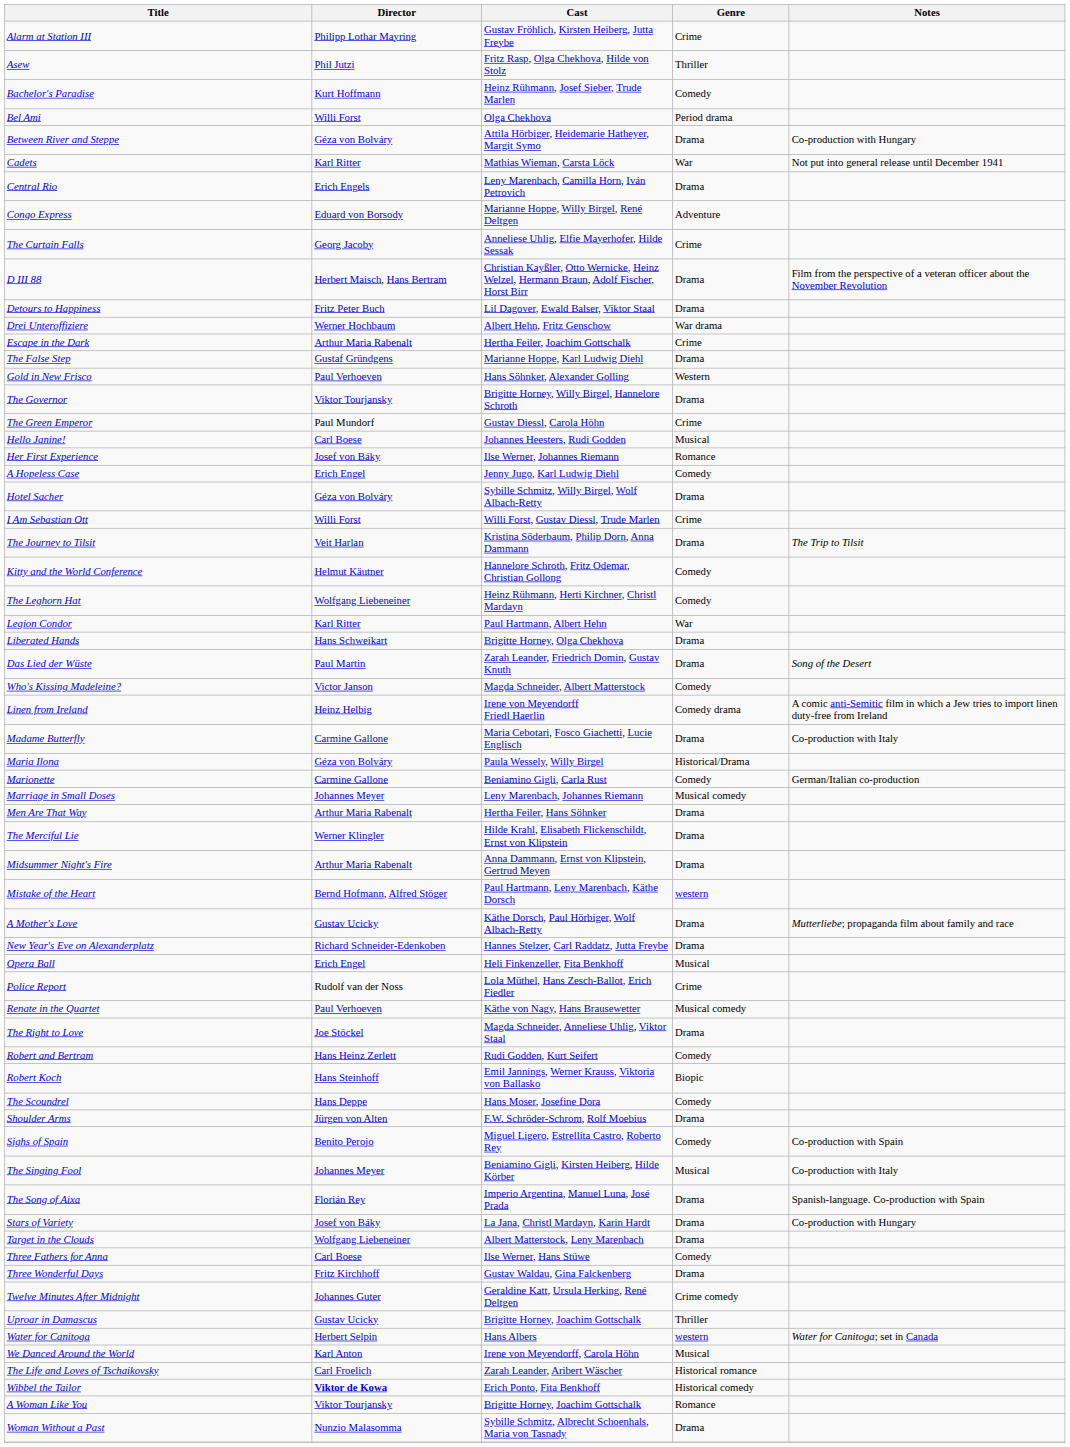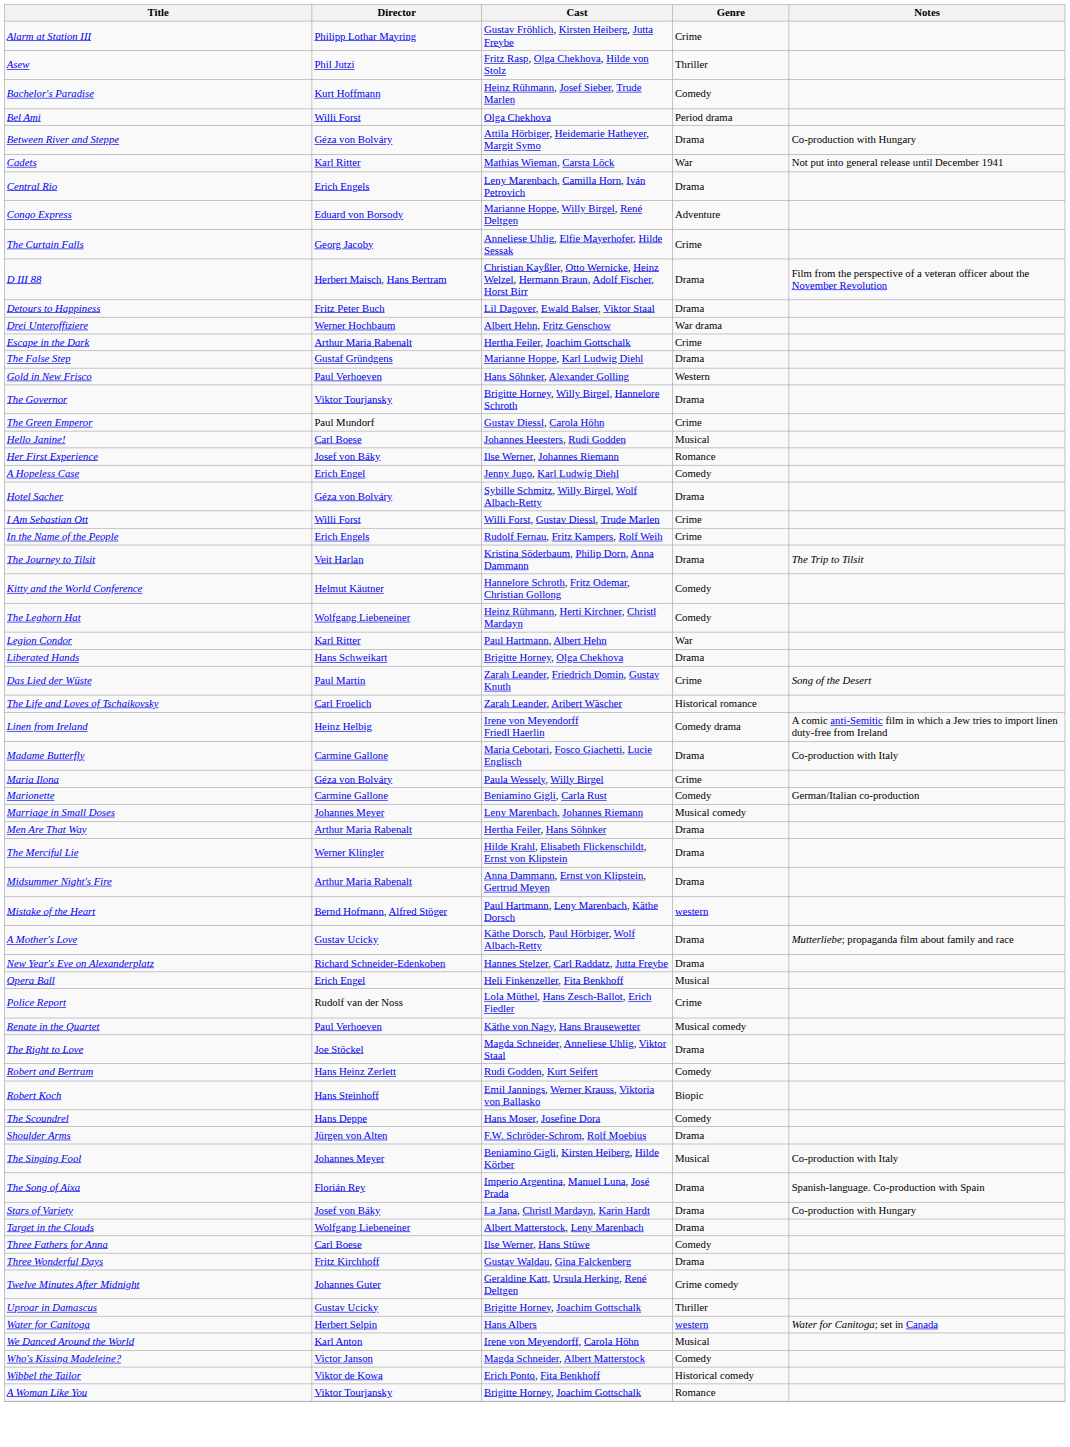+ row: (63, 536)
(690, 663) Drama -> (688, 680) Crime
rows swapped: (83, 1370) <-> (64, 686)
(712, 762) Historical/Drama -> (688, 779) Crime
- row: (37, 1141)
(351, 1387) bold -> (349, 1375) normal
- row: (56, 1427)
